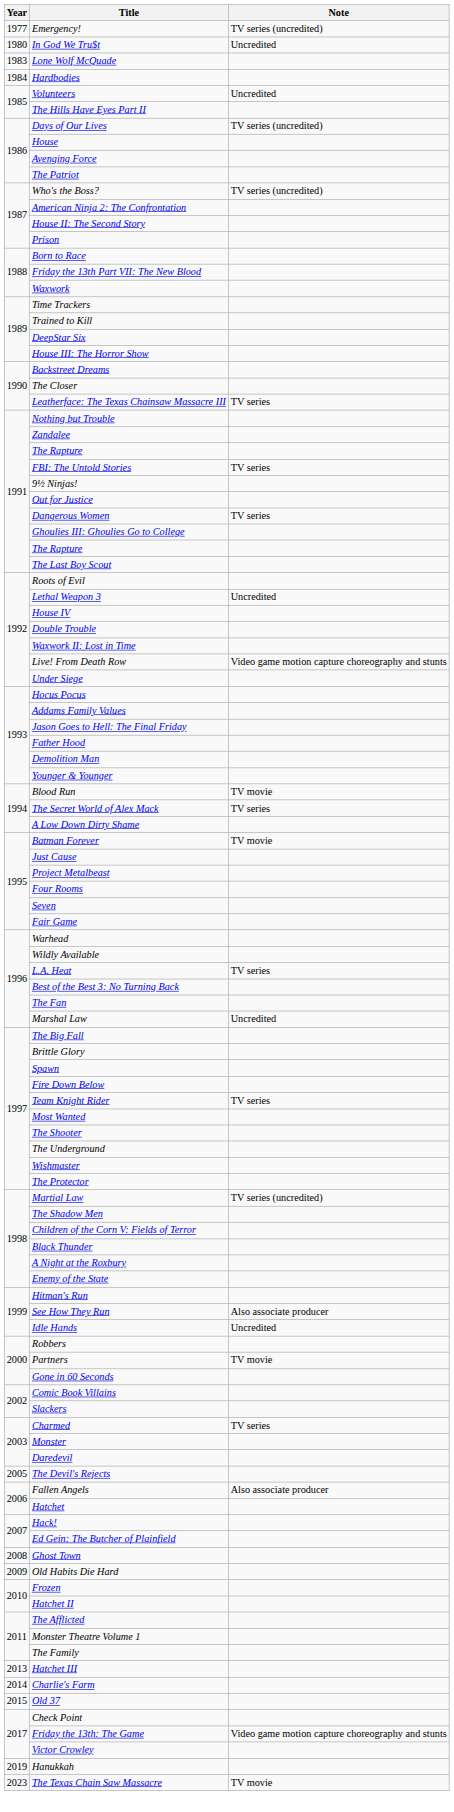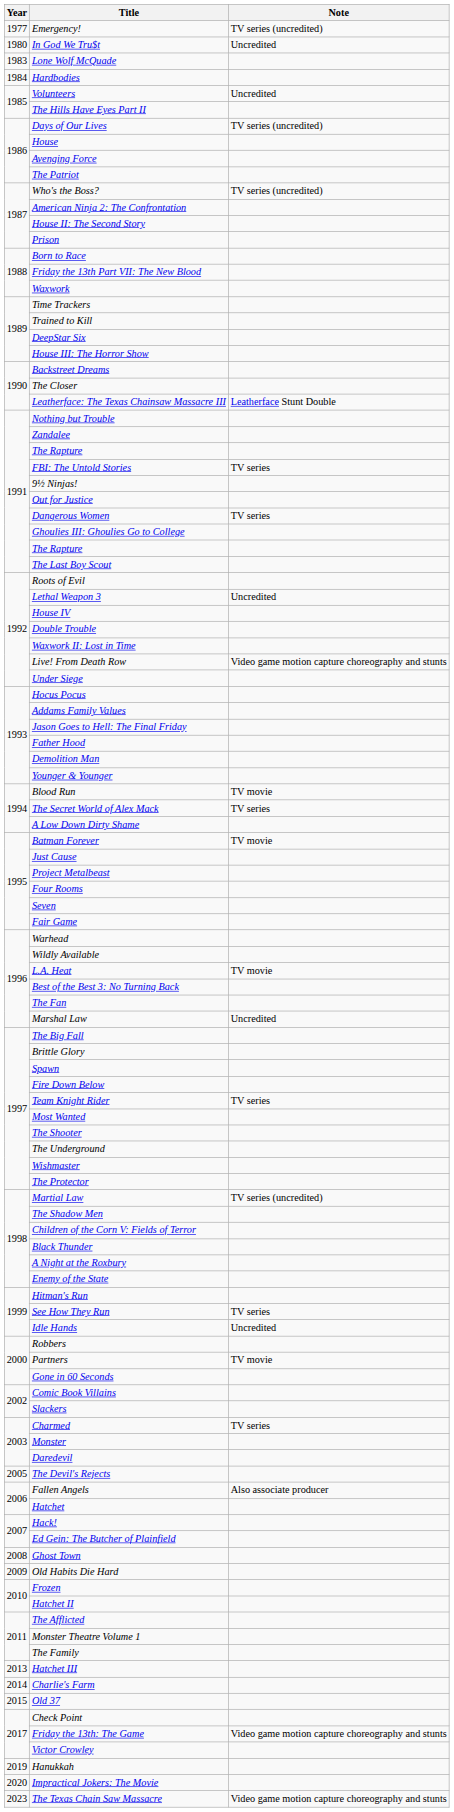(250, 402) TV series -> (283, 402) Leatherface Stunt Double
(250, 970) TV series -> (251, 970) TV movie
(280, 1311) Also associate producer -> (250, 1311) TV series
+ row: (17, 1782)
(251, 1782) TV movie -> (339, 1799) Video game motion capture choreography and stunts
